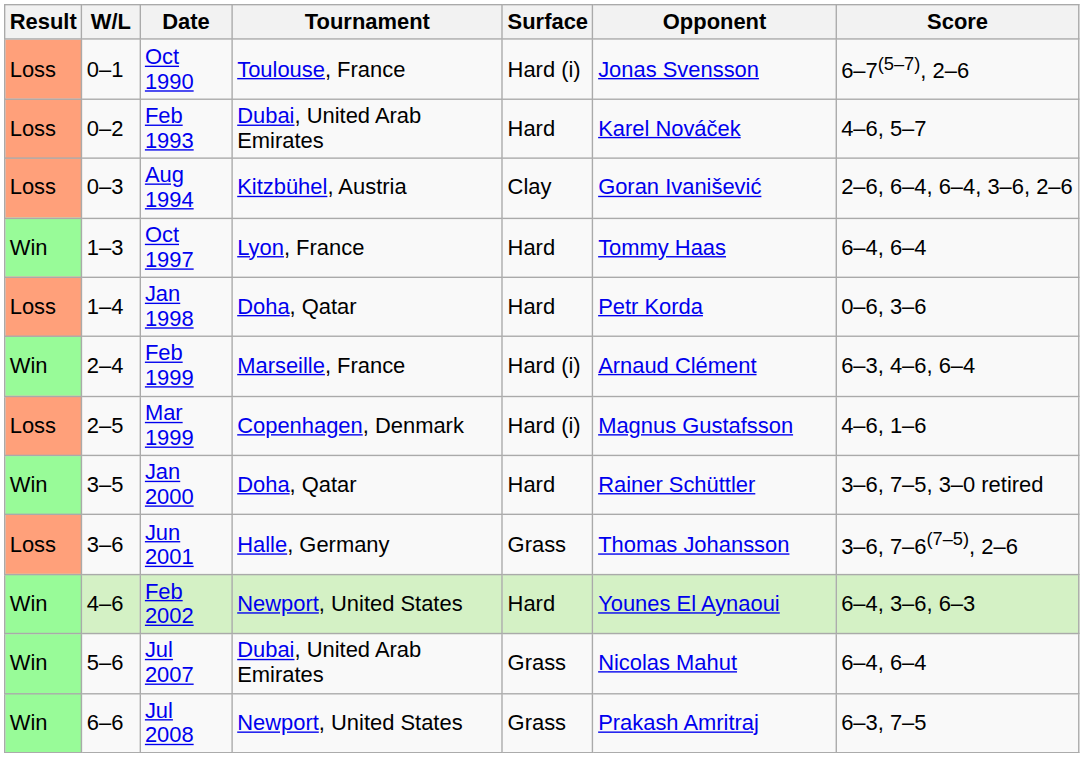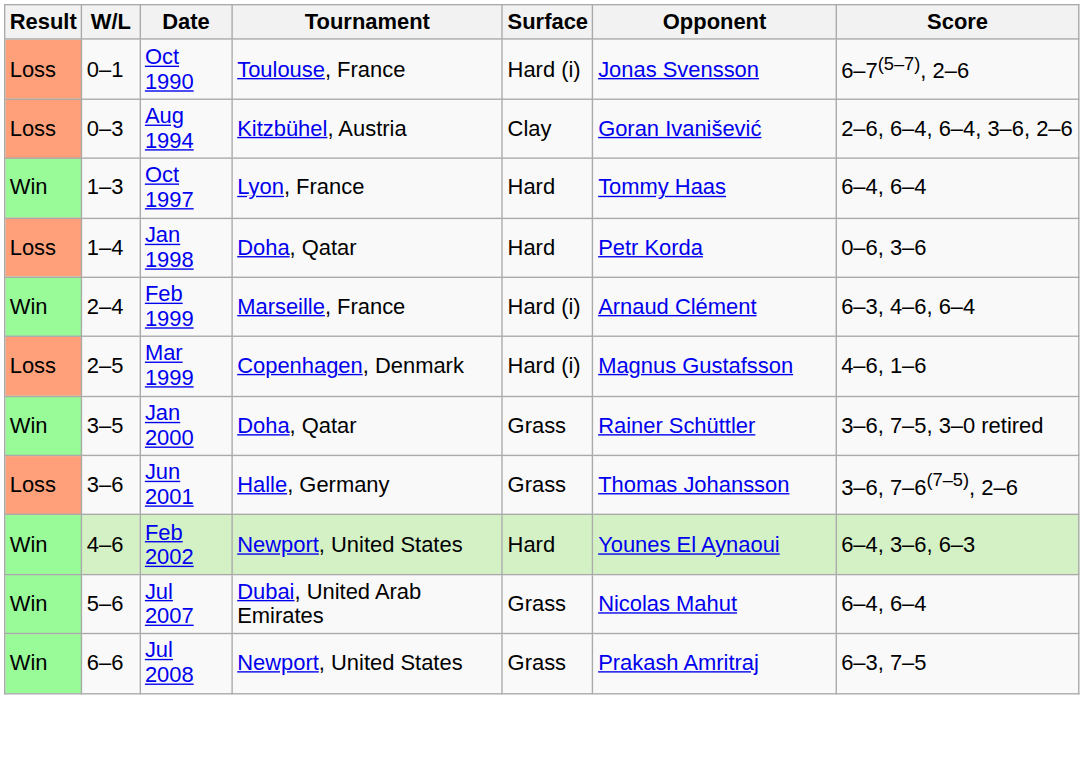- row: (169, 128)
(531, 484) Hard -> (537, 425) Grass
